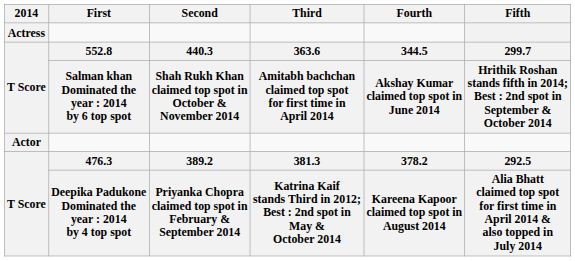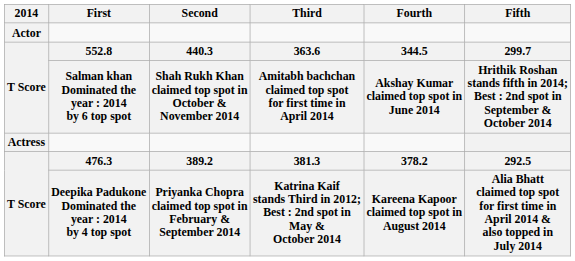rows swapped: (26, 142) <-> (26, 32)
